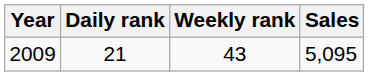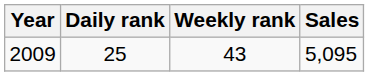(115, 53) 21 -> (115, 53) 25
